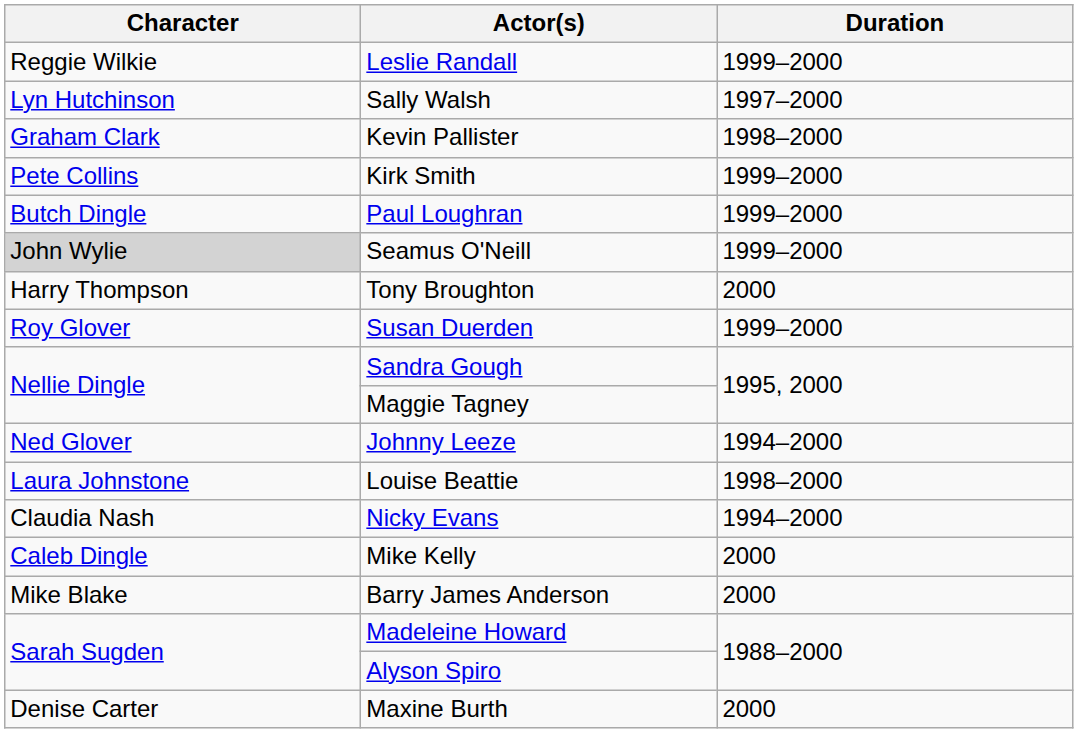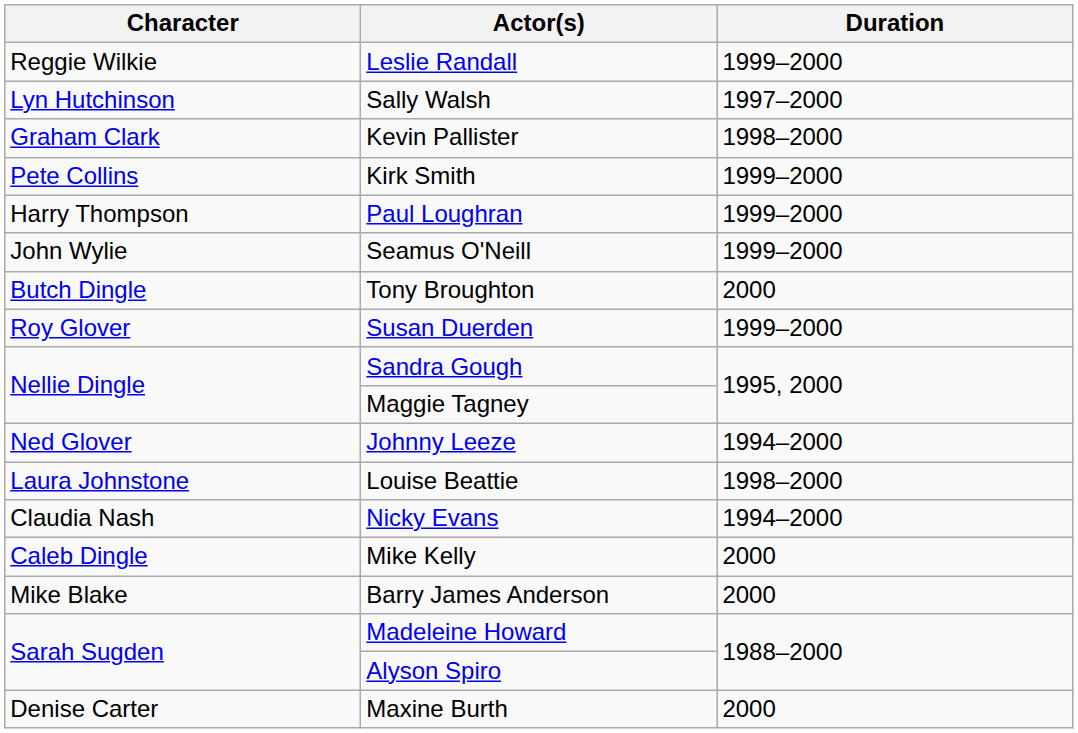(78, 213) Butch Dingle -> (99, 213) Harry Thompson
(69, 251) lightgrey background -> (69, 251) no background
(99, 289) Harry Thompson -> (78, 289) Butch Dingle
